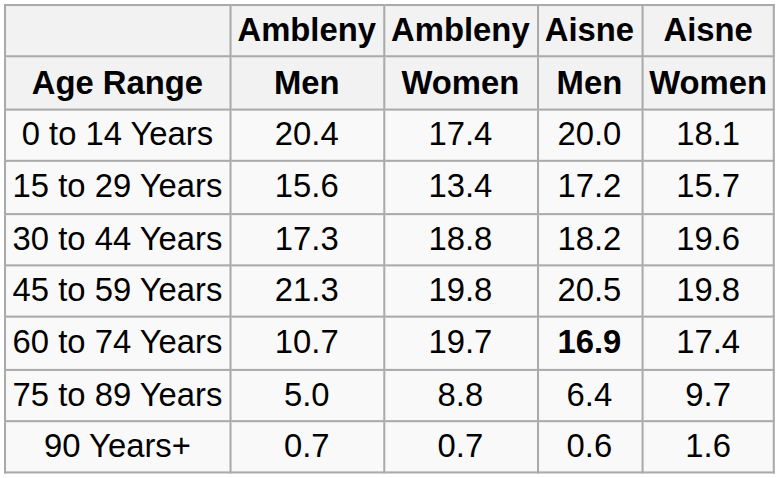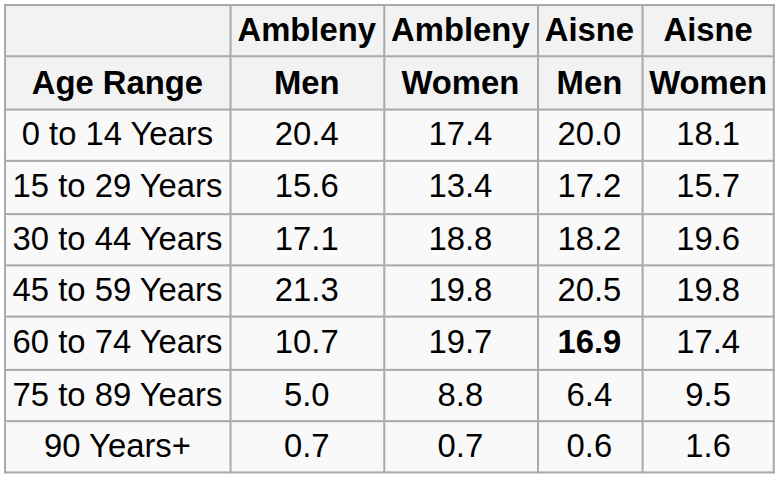(307, 238) 17.3 -> (307, 238) 17.1
(708, 394) 9.7 -> (708, 394) 9.5
